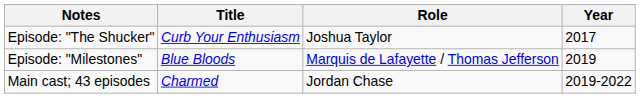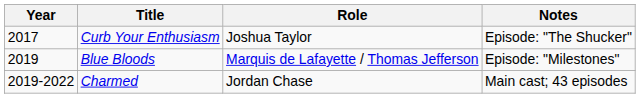columns swapped: (599, 15) <-> (81, 15)
